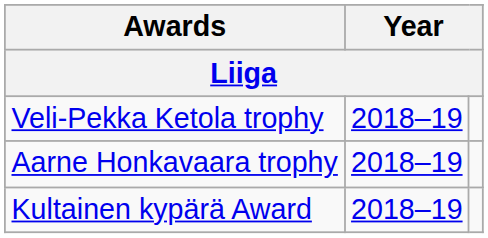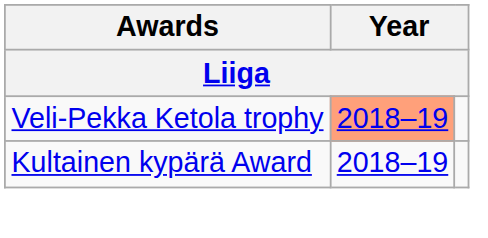(407, 118) no background -> (392, 118) lightsalmon background
- row: (175, 163)
